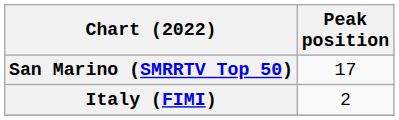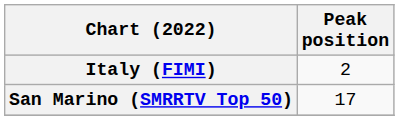rows swapped: (151, 100) <-> (151, 70)
